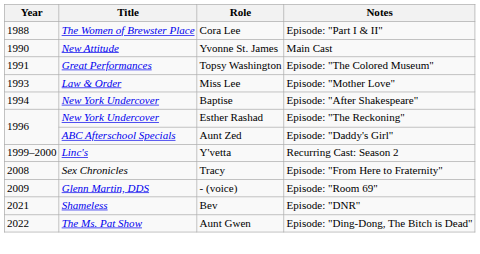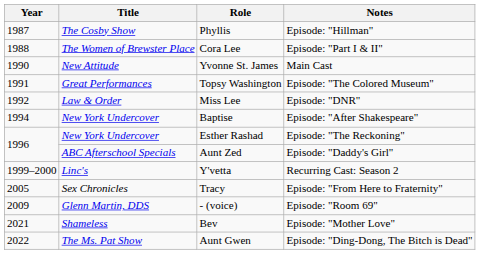+ row: (215, 30)
(18, 83) 1993 -> (18, 100) 1992
(341, 83) Episode: "Mother Love" -> (323, 100) Episode: "DNR"
(18, 170) 2008 -> (18, 188) 2005
(323, 205) Episode: "DNR" -> (341, 223) Episode: "Mother Love"
